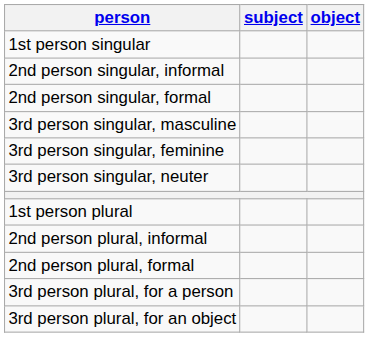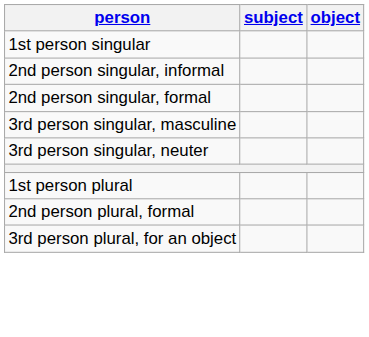- row: (116, 151)
- row: (108, 238)
- row: (121, 292)
